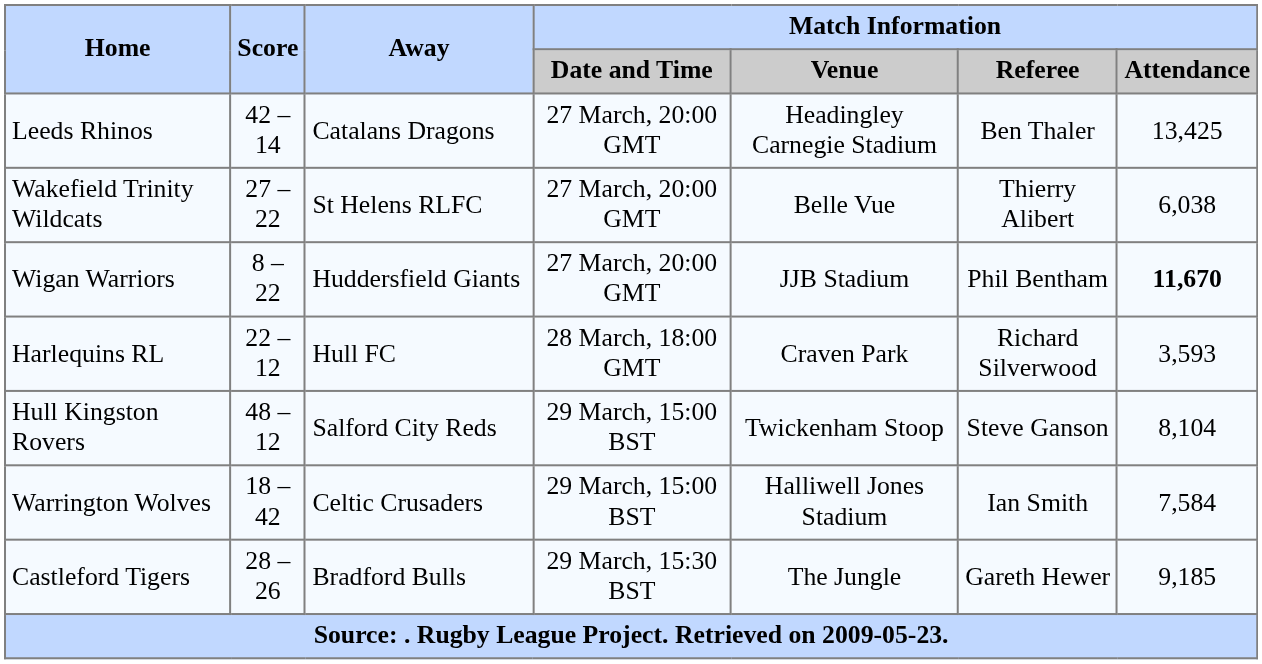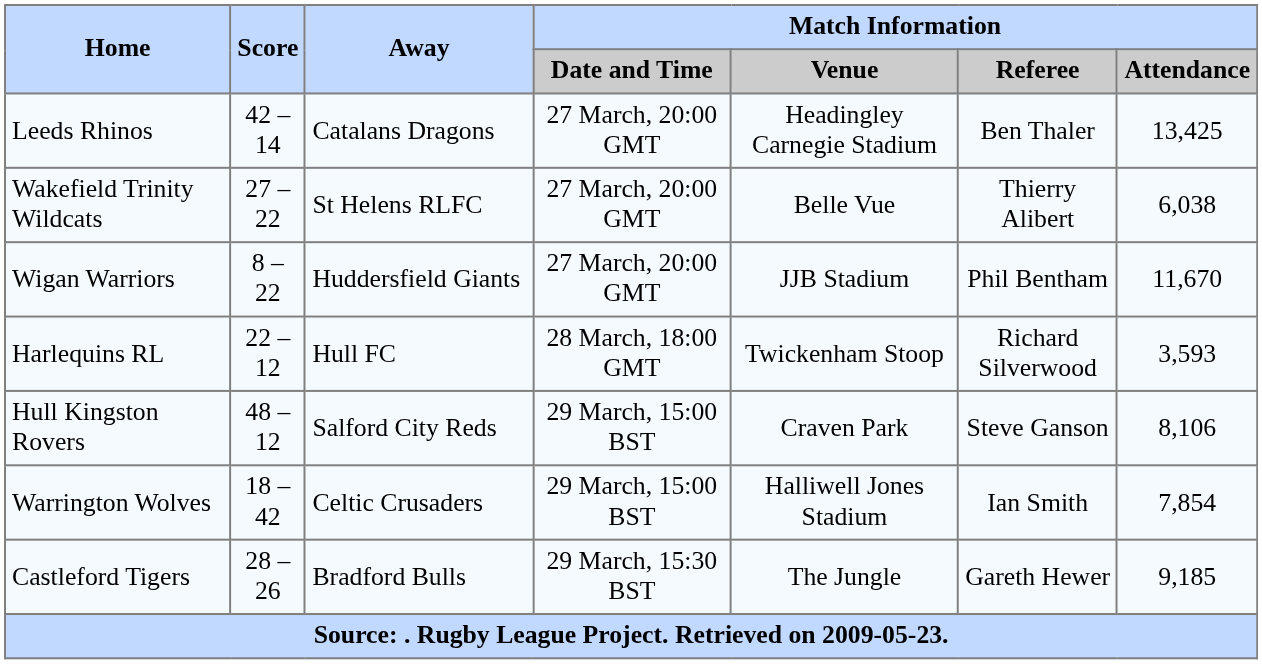(1187, 278) bold -> (1187, 278) normal
(844, 353) Craven Park -> (844, 353) Twickenham Stoop
(844, 427) Twickenham Stoop -> (844, 427) Craven Park
(1187, 427) 8,104 -> (1187, 427) 8,106
(1187, 501) 7,584 -> (1187, 501) 7,854
